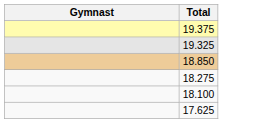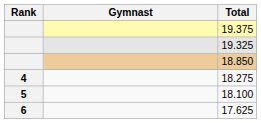+ column: (24, 13)
